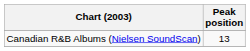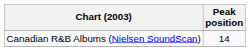(224, 38) 13 -> (224, 38) 14
